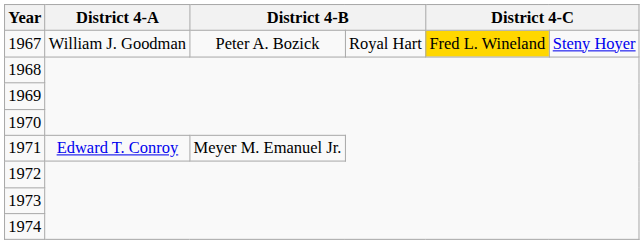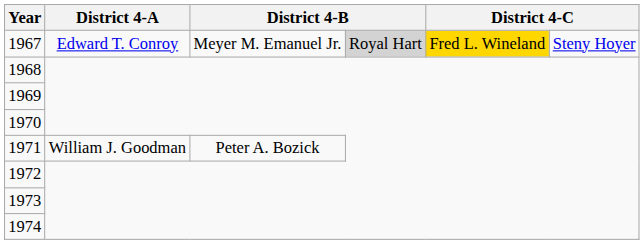(117, 43) William J. Goodman -> (117, 43) Edward T. Conroy
(268, 43) Peter A. Bozick -> (268, 43) Meyer M. Emanuel Jr.
(385, 43) no background -> (385, 43) lightgrey background
(117, 148) Edward T. Conroy -> (117, 148) William J. Goodman
(268, 148) Meyer M. Emanuel Jr. -> (268, 148) Peter A. Bozick
